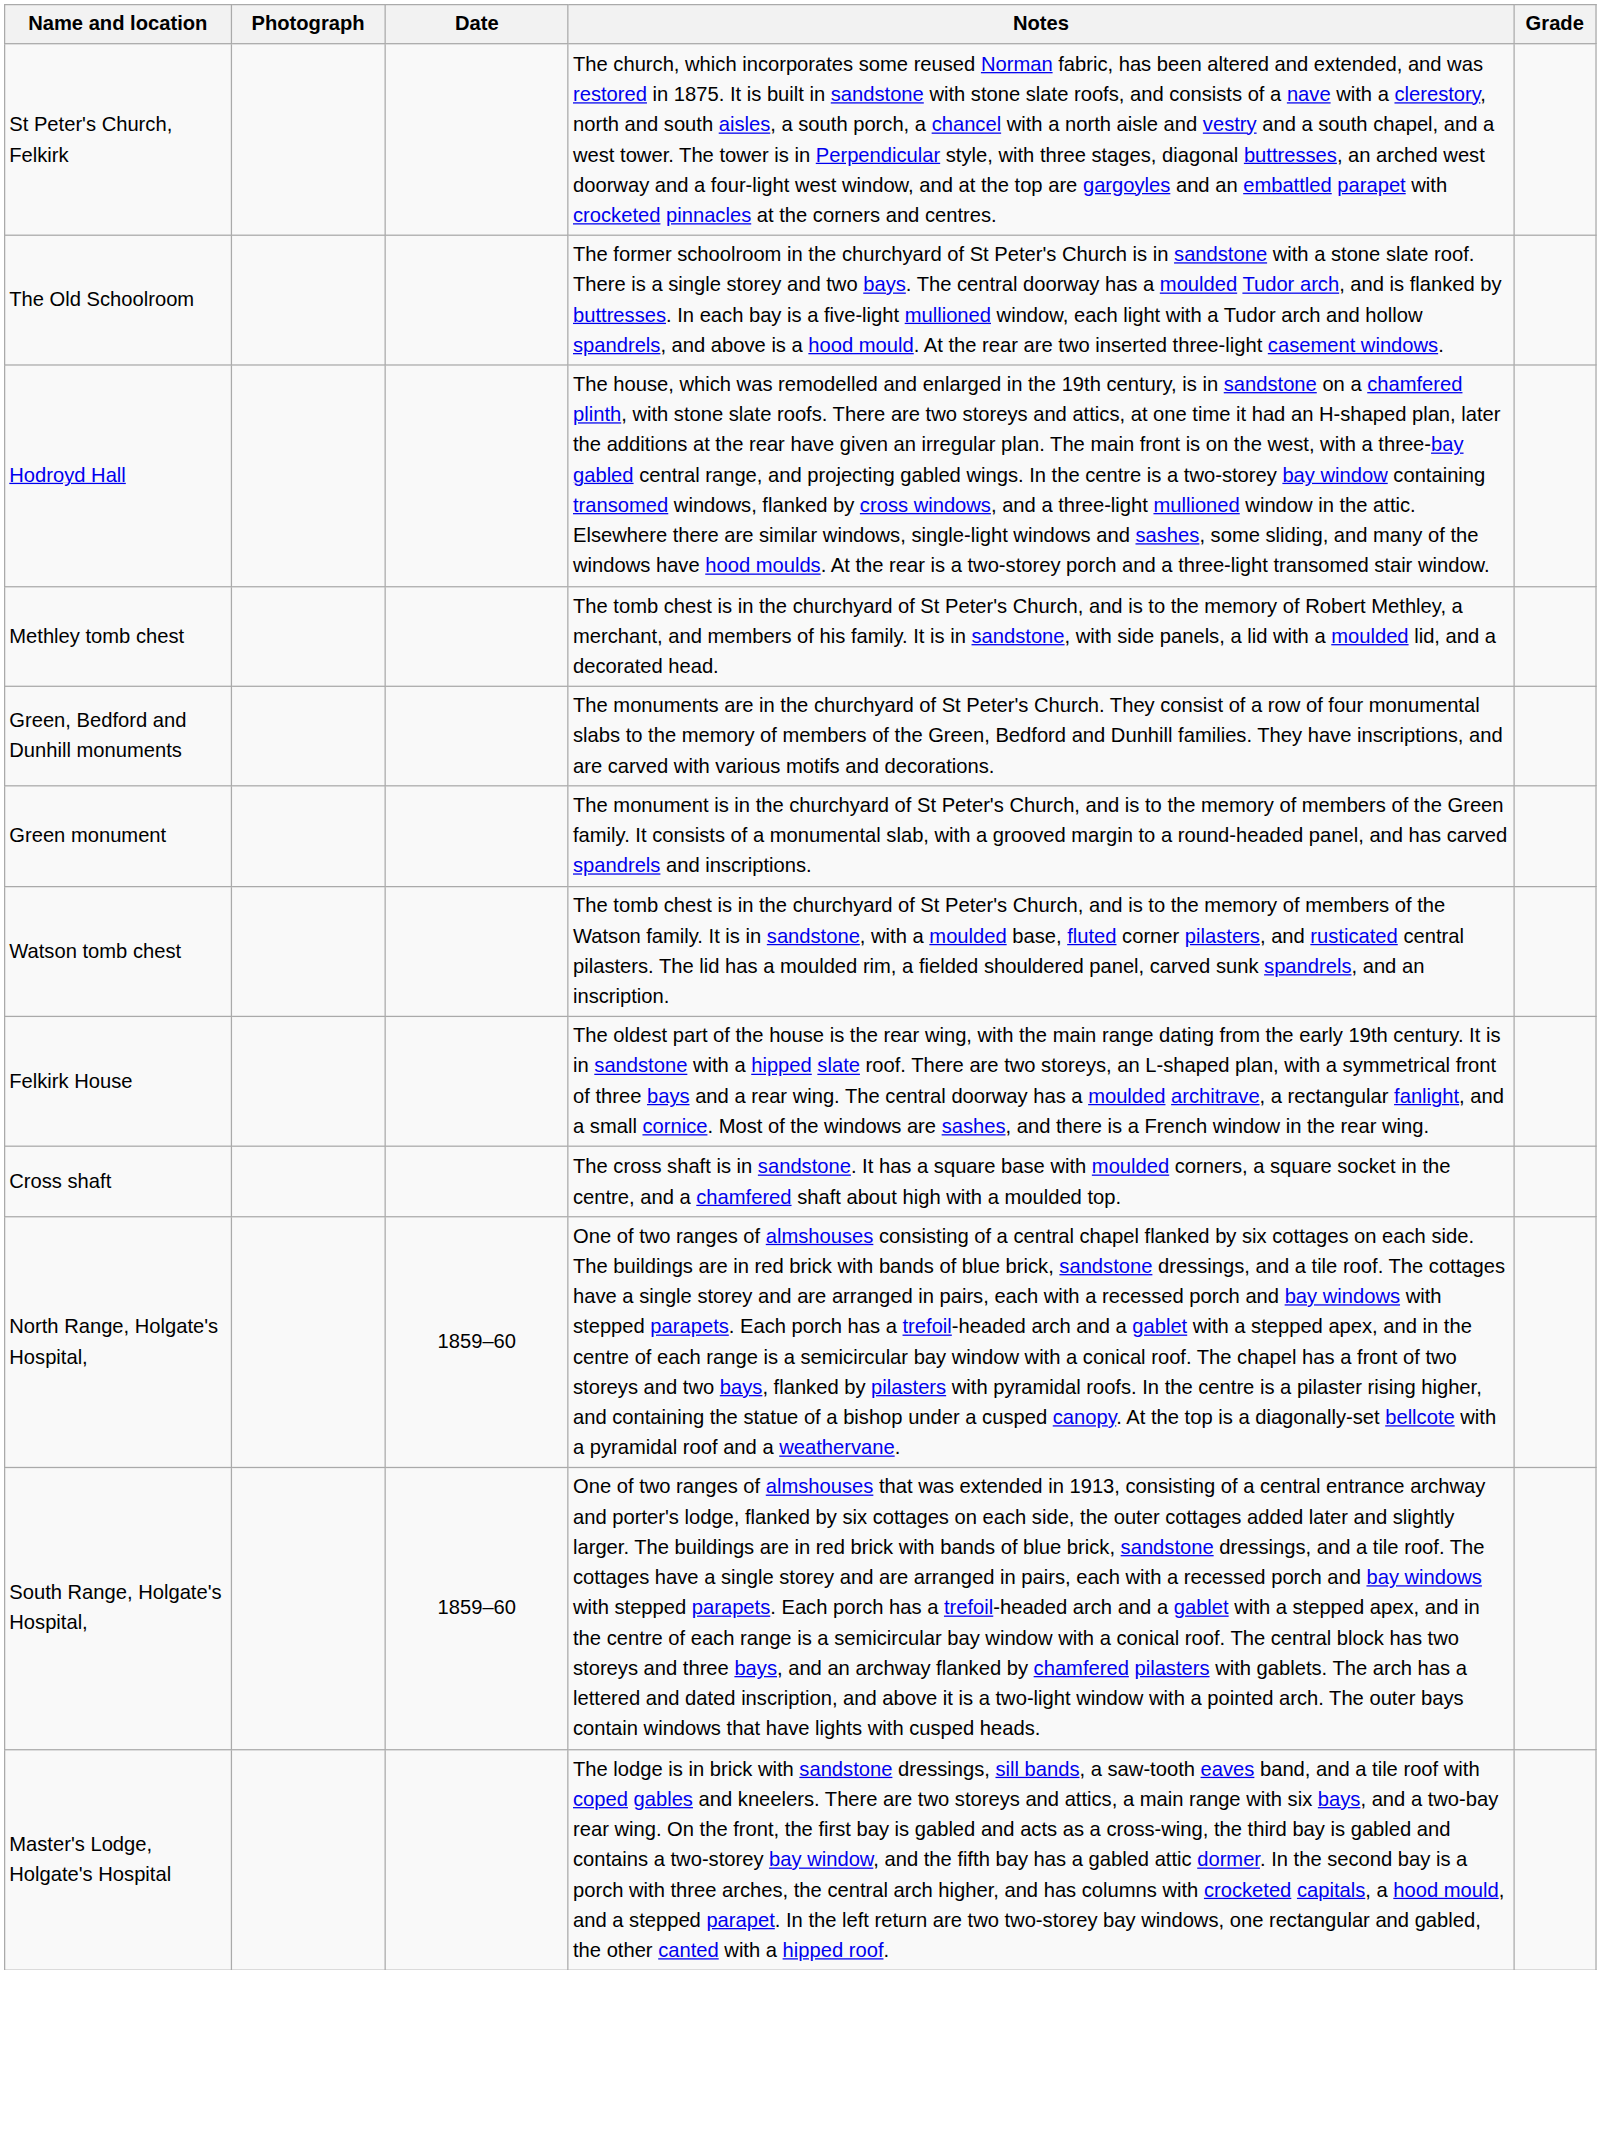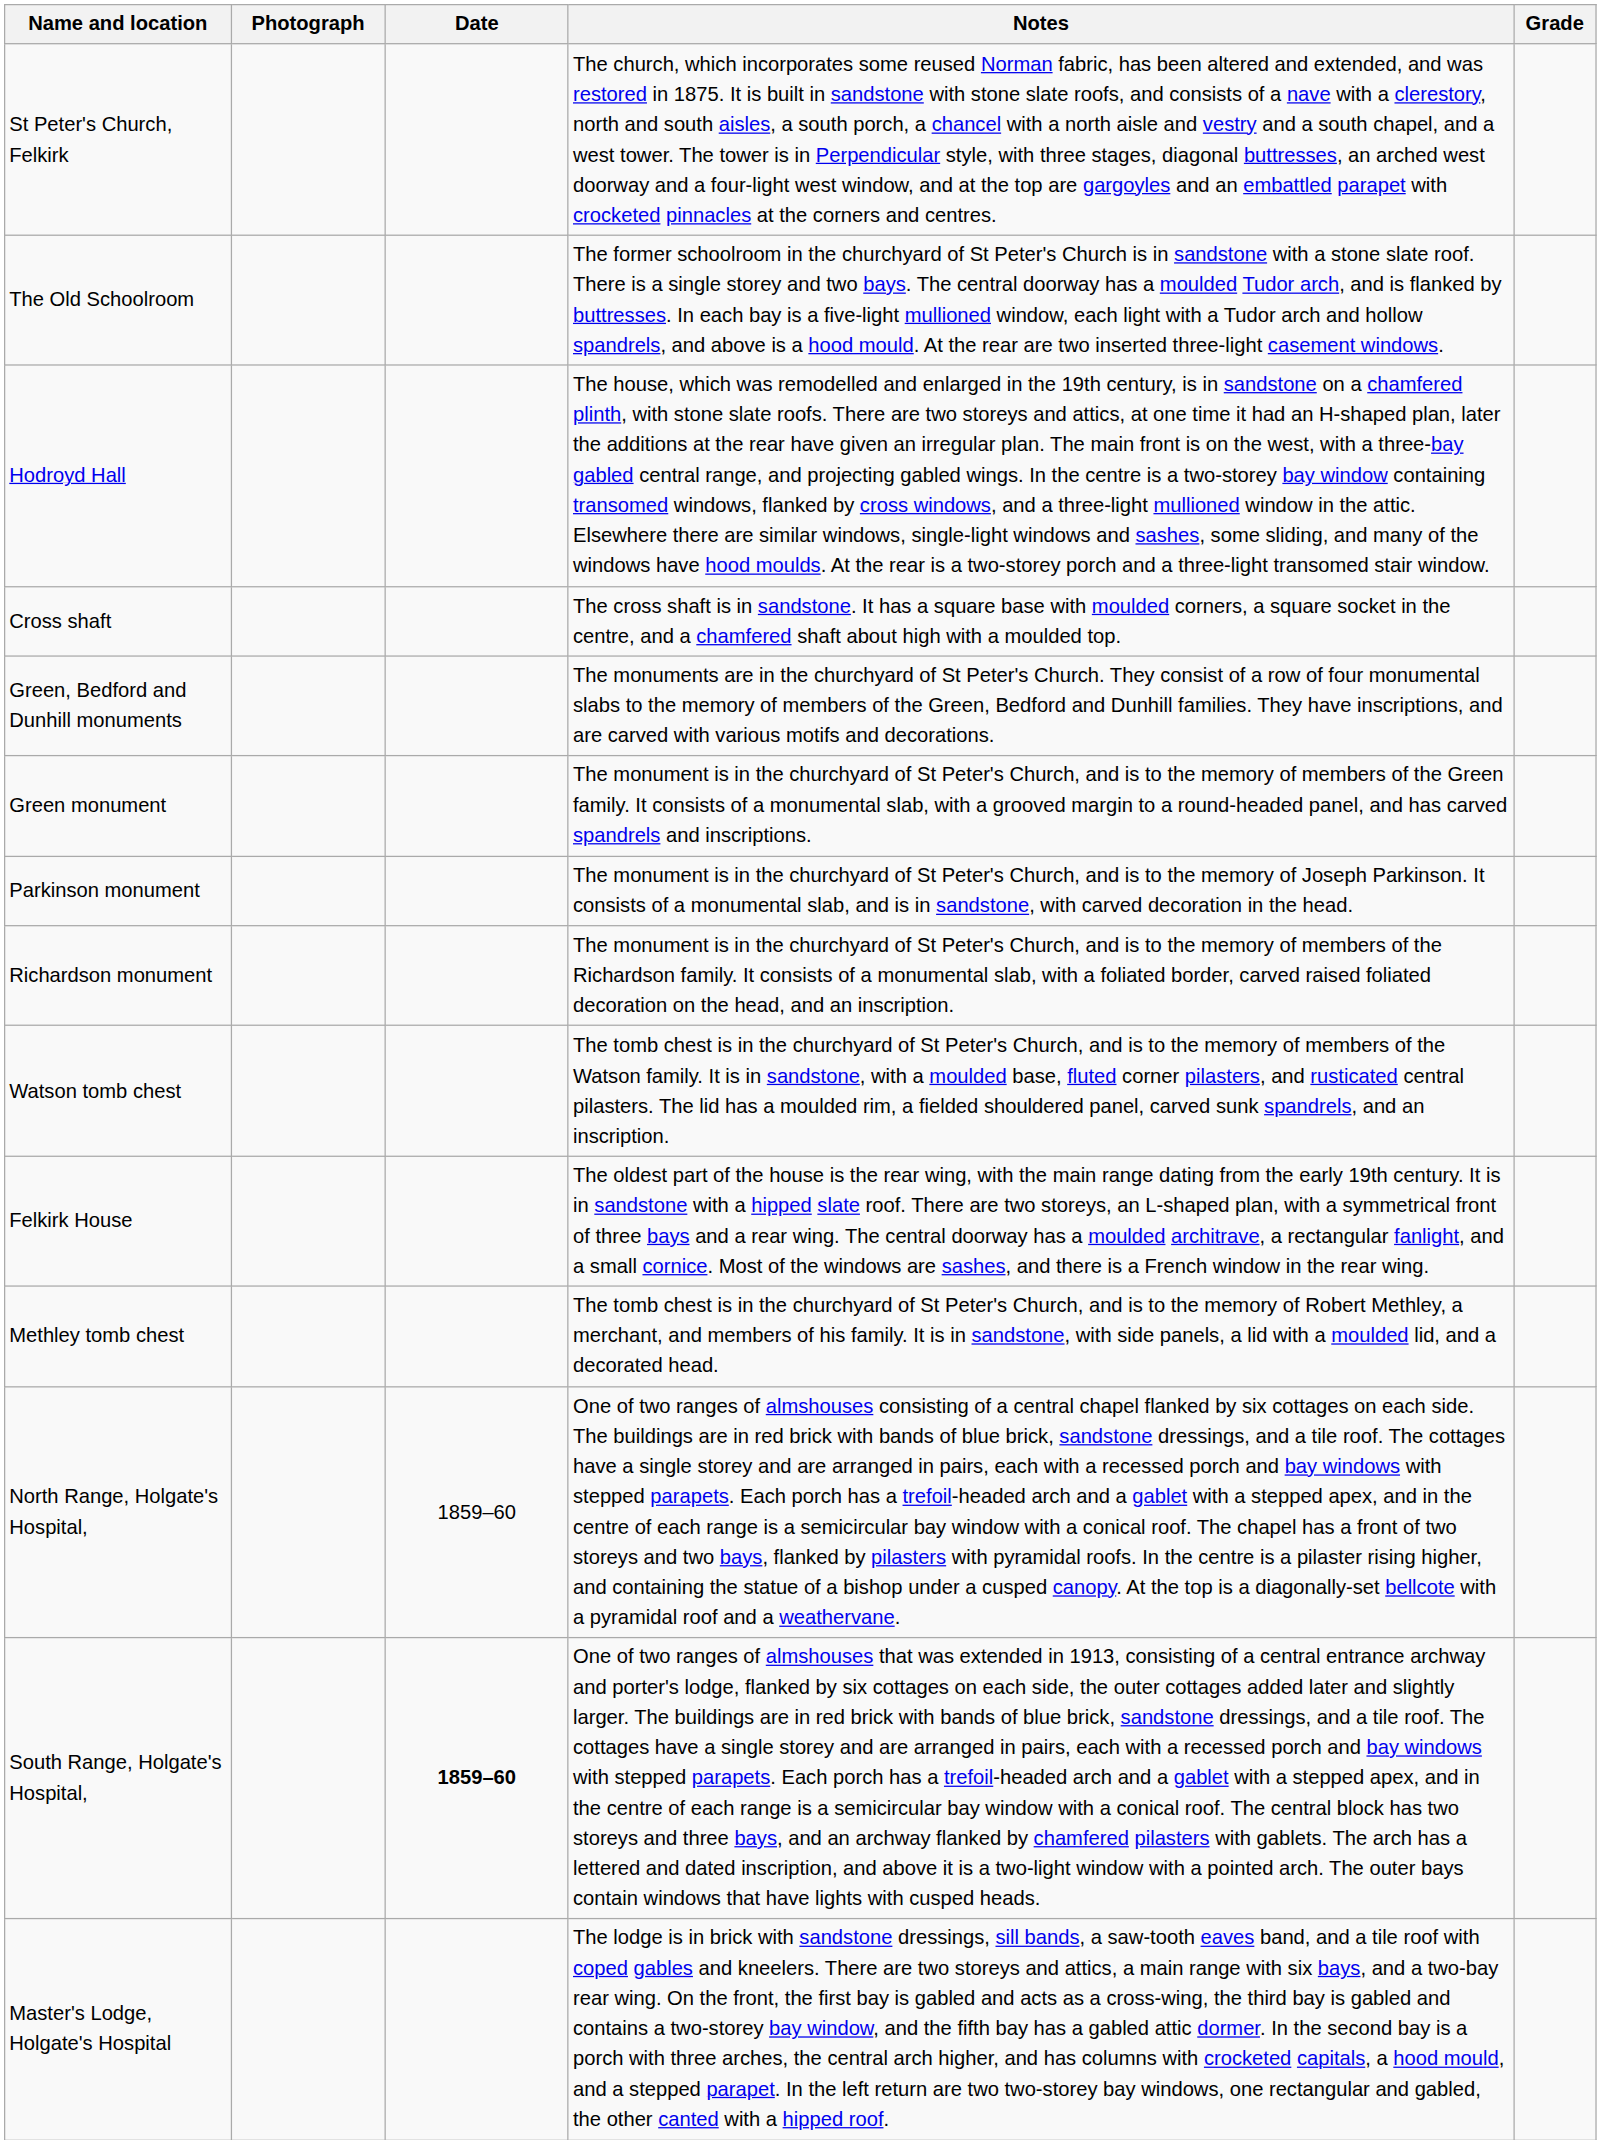rows swapped: (60, 1181) <-> (97, 635)
+ row: (105, 890)
+ row: (111, 975)
(477, 1608) normal -> (477, 1778) bold
